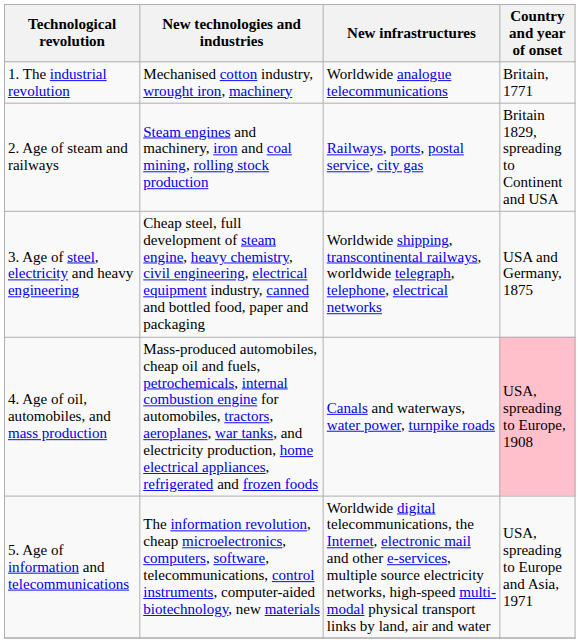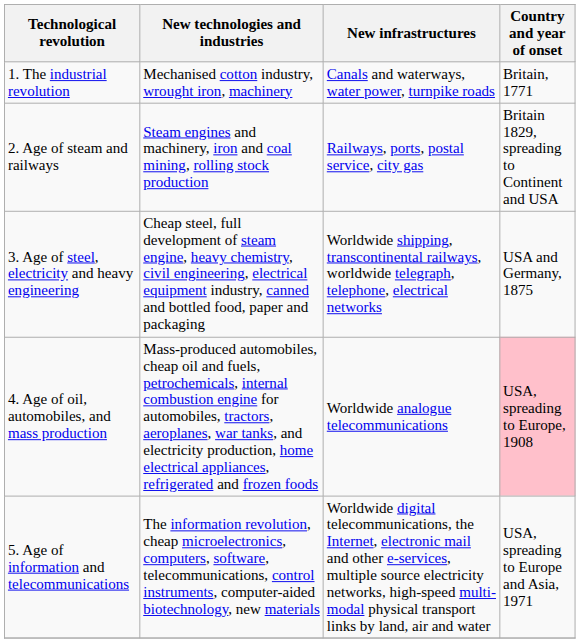(389, 82) Worldwide analogue telecommunications -> (411, 82) Canals and waterways, water power, turnpike roads
(411, 416) Canals and waterways, water power, turnpike roads -> (389, 416) Worldwide analogue telecommunications
